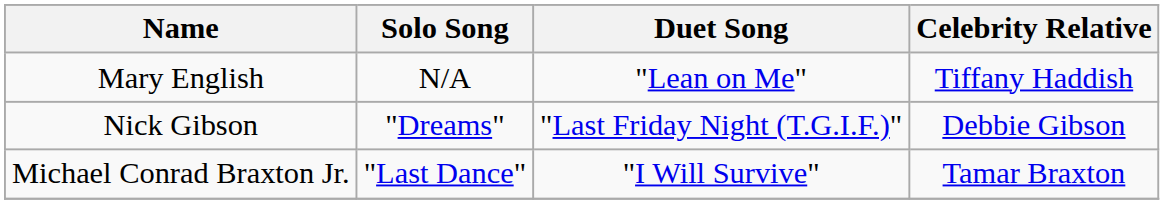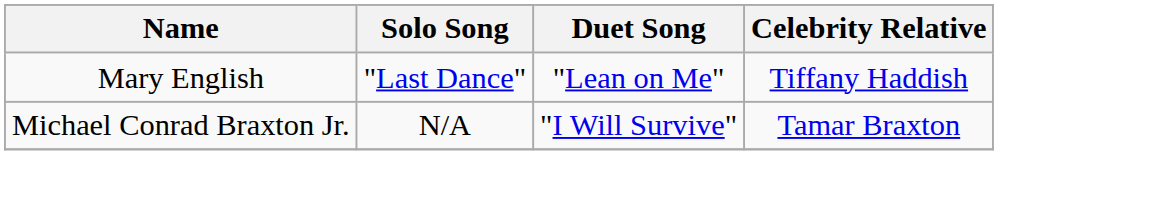(445, 76) N/A -> (445, 76) "Last Dance"
- row: (181, 125)
(445, 173) "Last Dance" -> (445, 125) N/A
